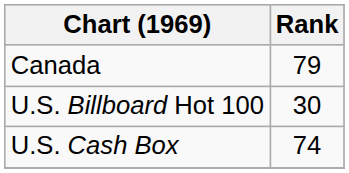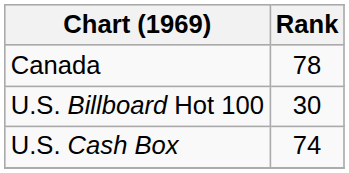(307, 65) 79 -> (307, 65) 78
